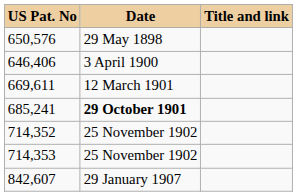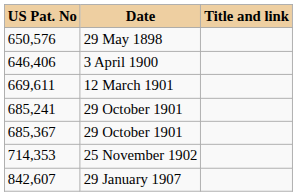(135, 109) bold -> (133, 109) normal
+ row: (32, 132)
- row: (32, 132)
